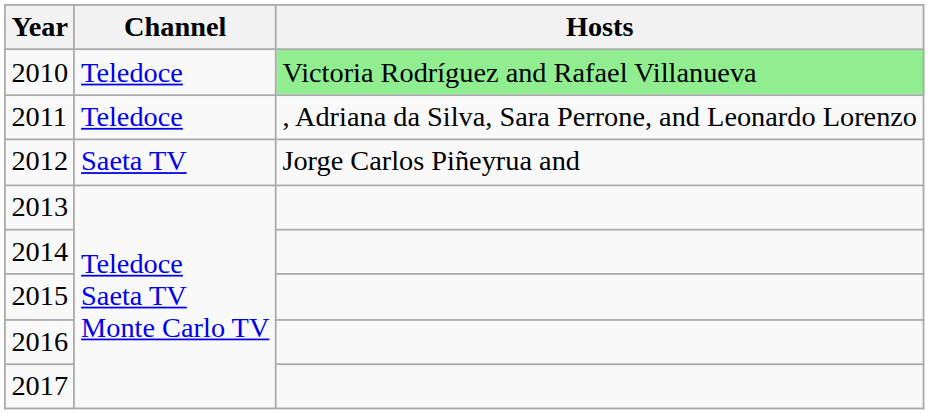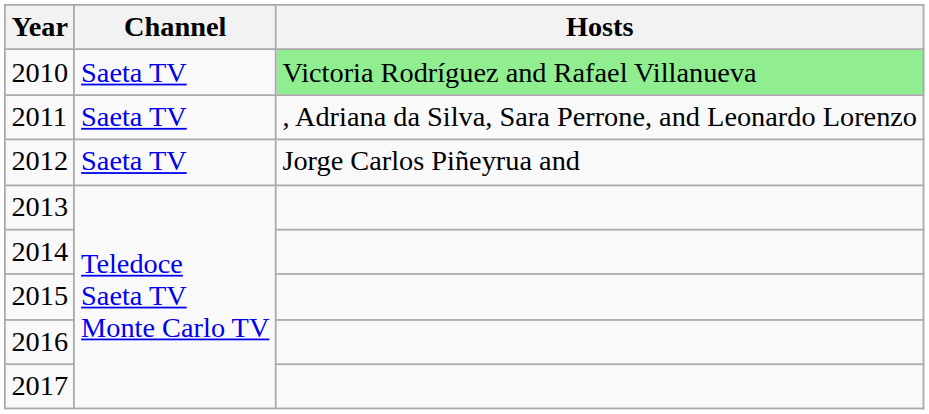(132, 71) Teledoce -> (134, 71) Saeta TV
(132, 116) Teledoce -> (134, 116) Saeta TV
